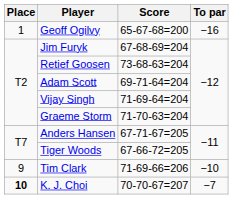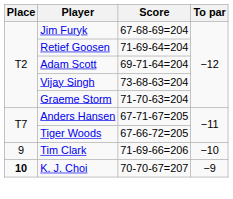- row: (70, 30)
(154, 64) 73-68-63=204 -> (154, 47) 71-69-64=204
(154, 99) 71-69-64=204 -> (154, 82) 73-68-63=204
(210, 185) −7 -> (210, 168) −9
